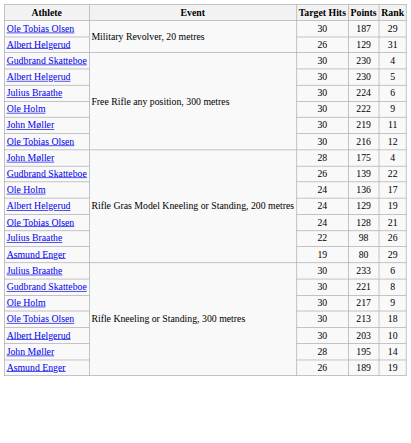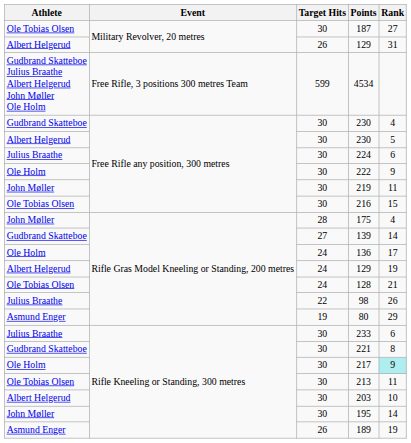(393, 29) 29 -> (393, 29) 27
+ row: (47, 84)
(393, 142) 12 -> (393, 204) 15
(322, 174) 26 -> (322, 236) 27
(393, 174) 22 -> (393, 236) 14
(393, 303) no background -> (393, 366) paleturquoise background
(393, 319) 18 -> (393, 382) 11
(322, 352) 28 -> (322, 414) 30
